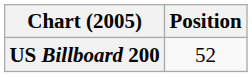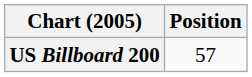(205, 54) 52 -> (205, 54) 57
